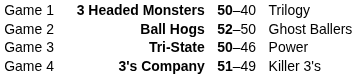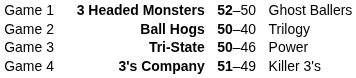(237, 11) 50–40 -> (237, 11) 52–50
(289, 11) Trilogy -> (310, 11) Ghost Ballers
(237, 29) 52–50 -> (237, 29) 50–40
(310, 29) Ghost Ballers -> (289, 29) Trilogy
